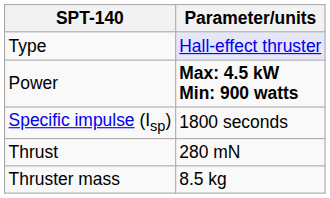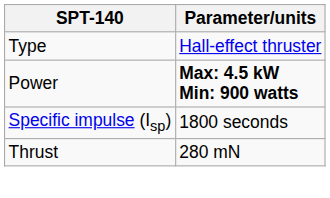(250, 45) lavender background -> (250, 45) no background
- row: (64, 179)
